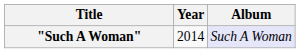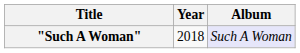(191, 36) 2014 -> (191, 36) 2018
